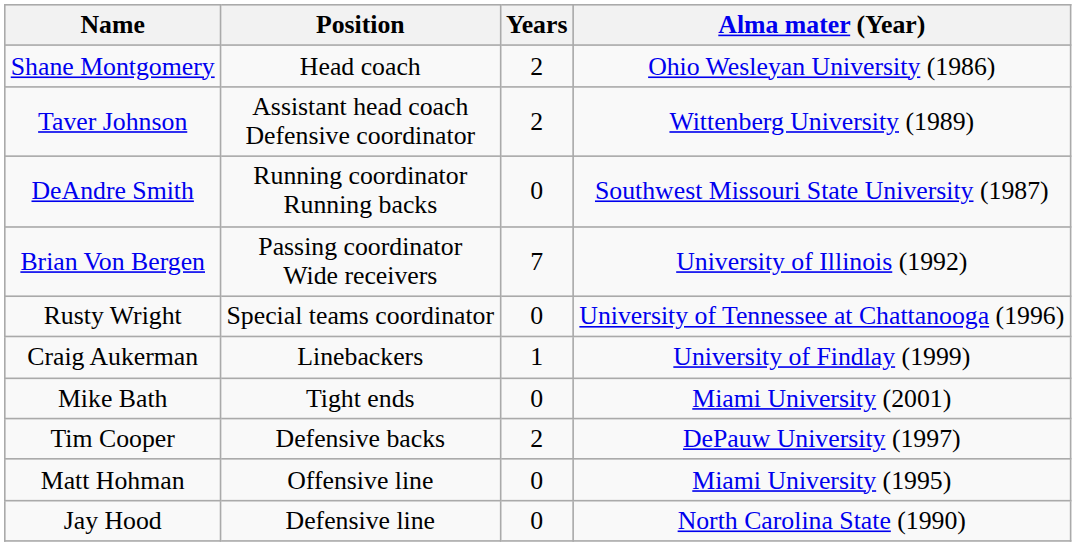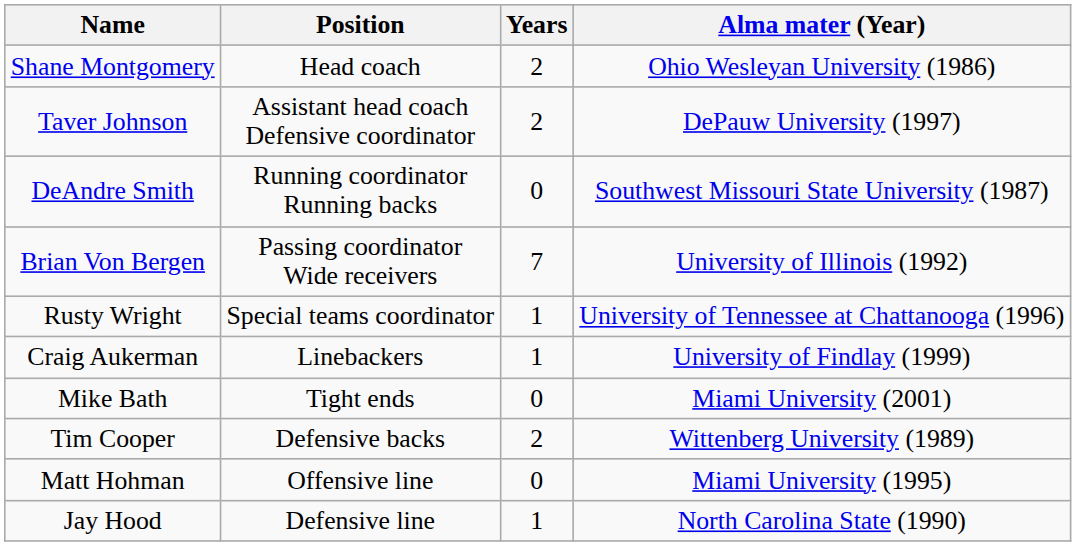(822, 121) Wittenberg University (1989) -> (822, 121) DePauw University (1997)
(537, 316) 0 -> (537, 316) 1
(822, 438) DePauw University (1997) -> (822, 438) Wittenberg University (1989)
(537, 520) 0 -> (537, 520) 1
